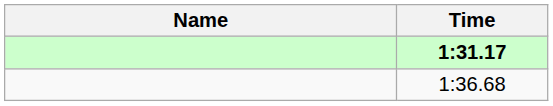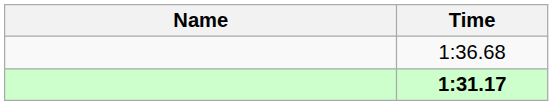rows swapped: (472, 52) <-> (472, 84)
